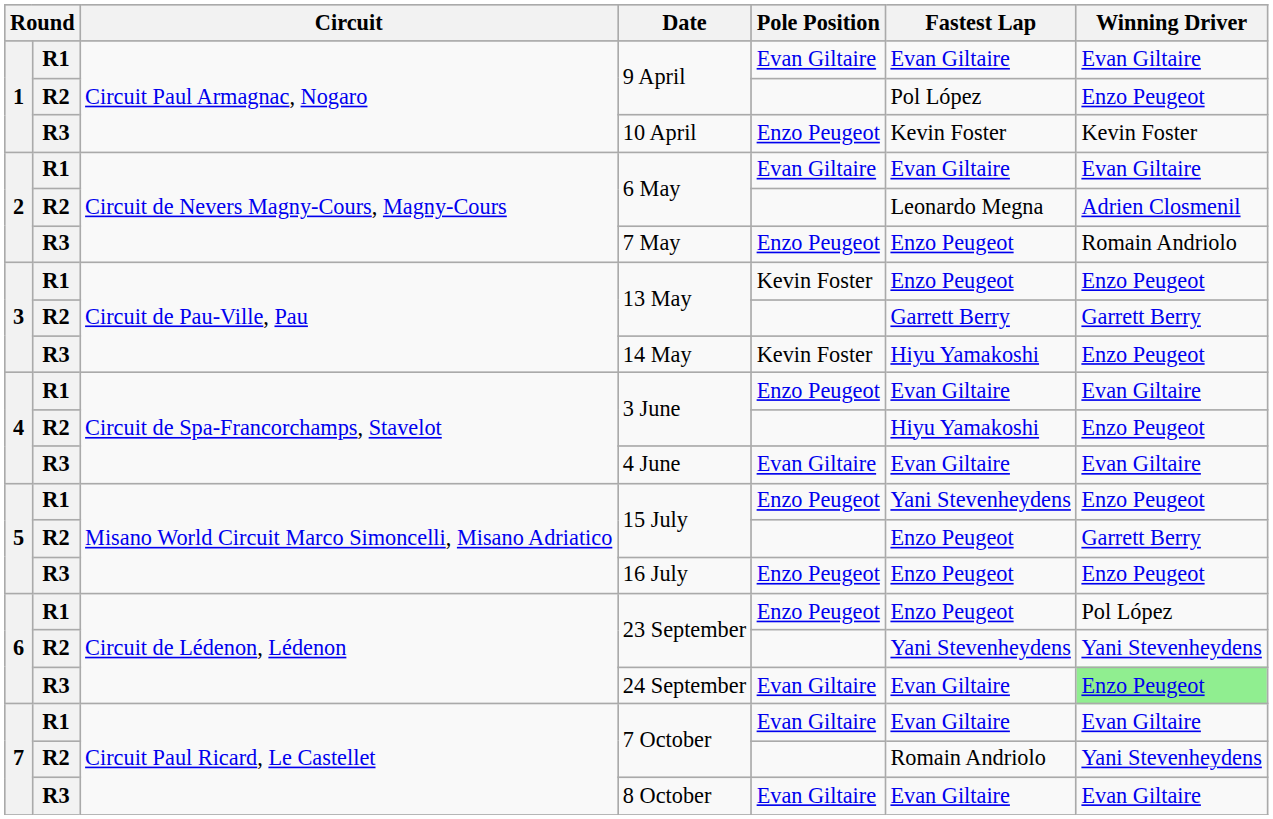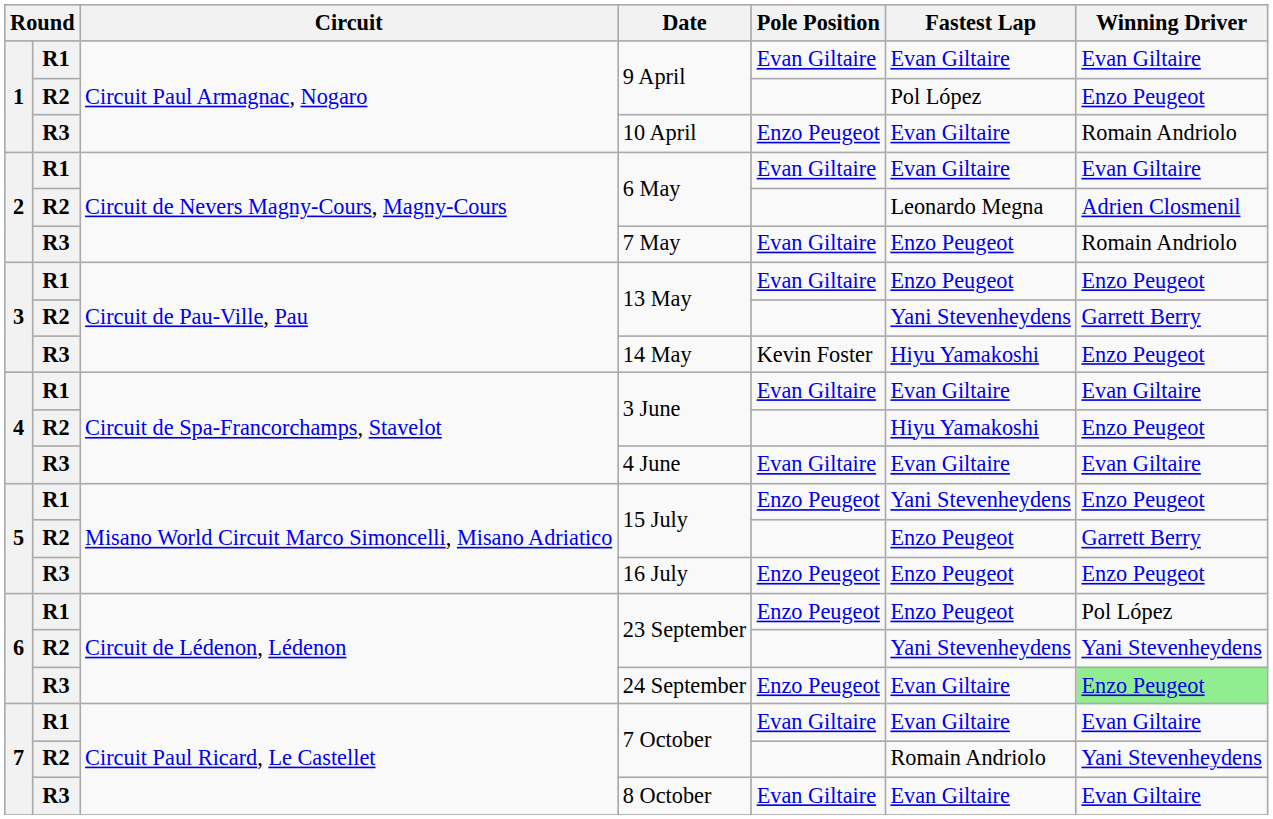(948, 132) Kevin Foster -> (950, 132) Evan Giltaire
(1139, 132) Kevin Foster -> (1159, 132) Romain Andriolo
(818, 243) Enzo Peugeot -> (816, 243) Evan Giltaire
(815, 280) Kevin Foster -> (816, 280) Evan Giltaire
(950, 316) Garrett Berry -> (981, 316) Yani Stevenheydens
(818, 390) Enzo Peugeot -> (816, 390) Evan Giltaire
(816, 684) Evan Giltaire -> (818, 684) Enzo Peugeot
